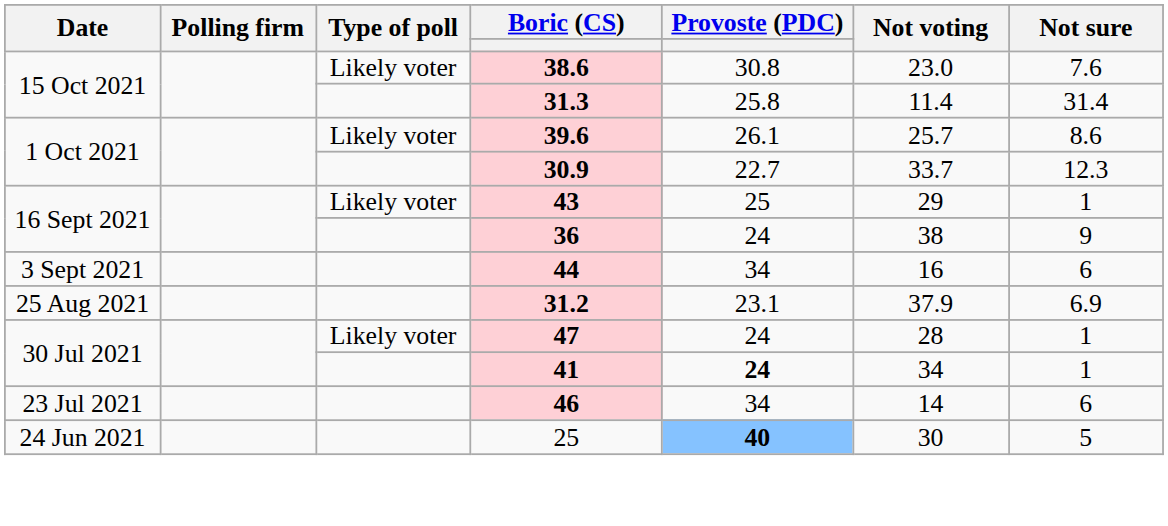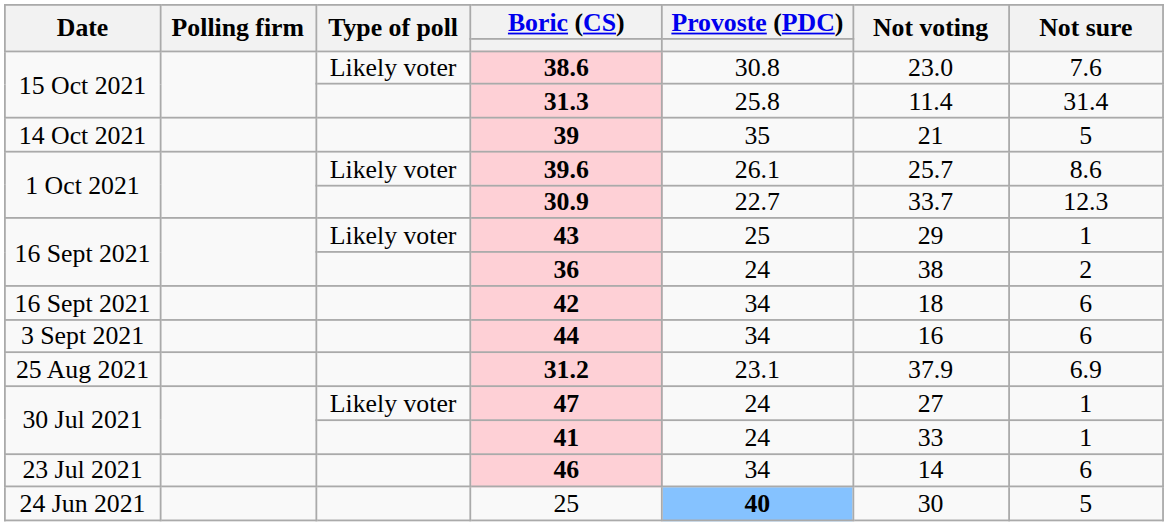+ row: (566, 135)
(1086, 236) 9 -> (1086, 269) 2
+ row: (566, 303)
(931, 336) 28 -> (931, 403) 27
(757, 370) bold -> (757, 437) normal
(931, 370) 34 -> (931, 437) 33
